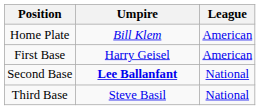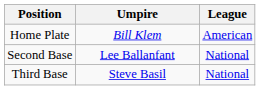- row: (40, 54)
(137, 74) bold -> (137, 54) normal
